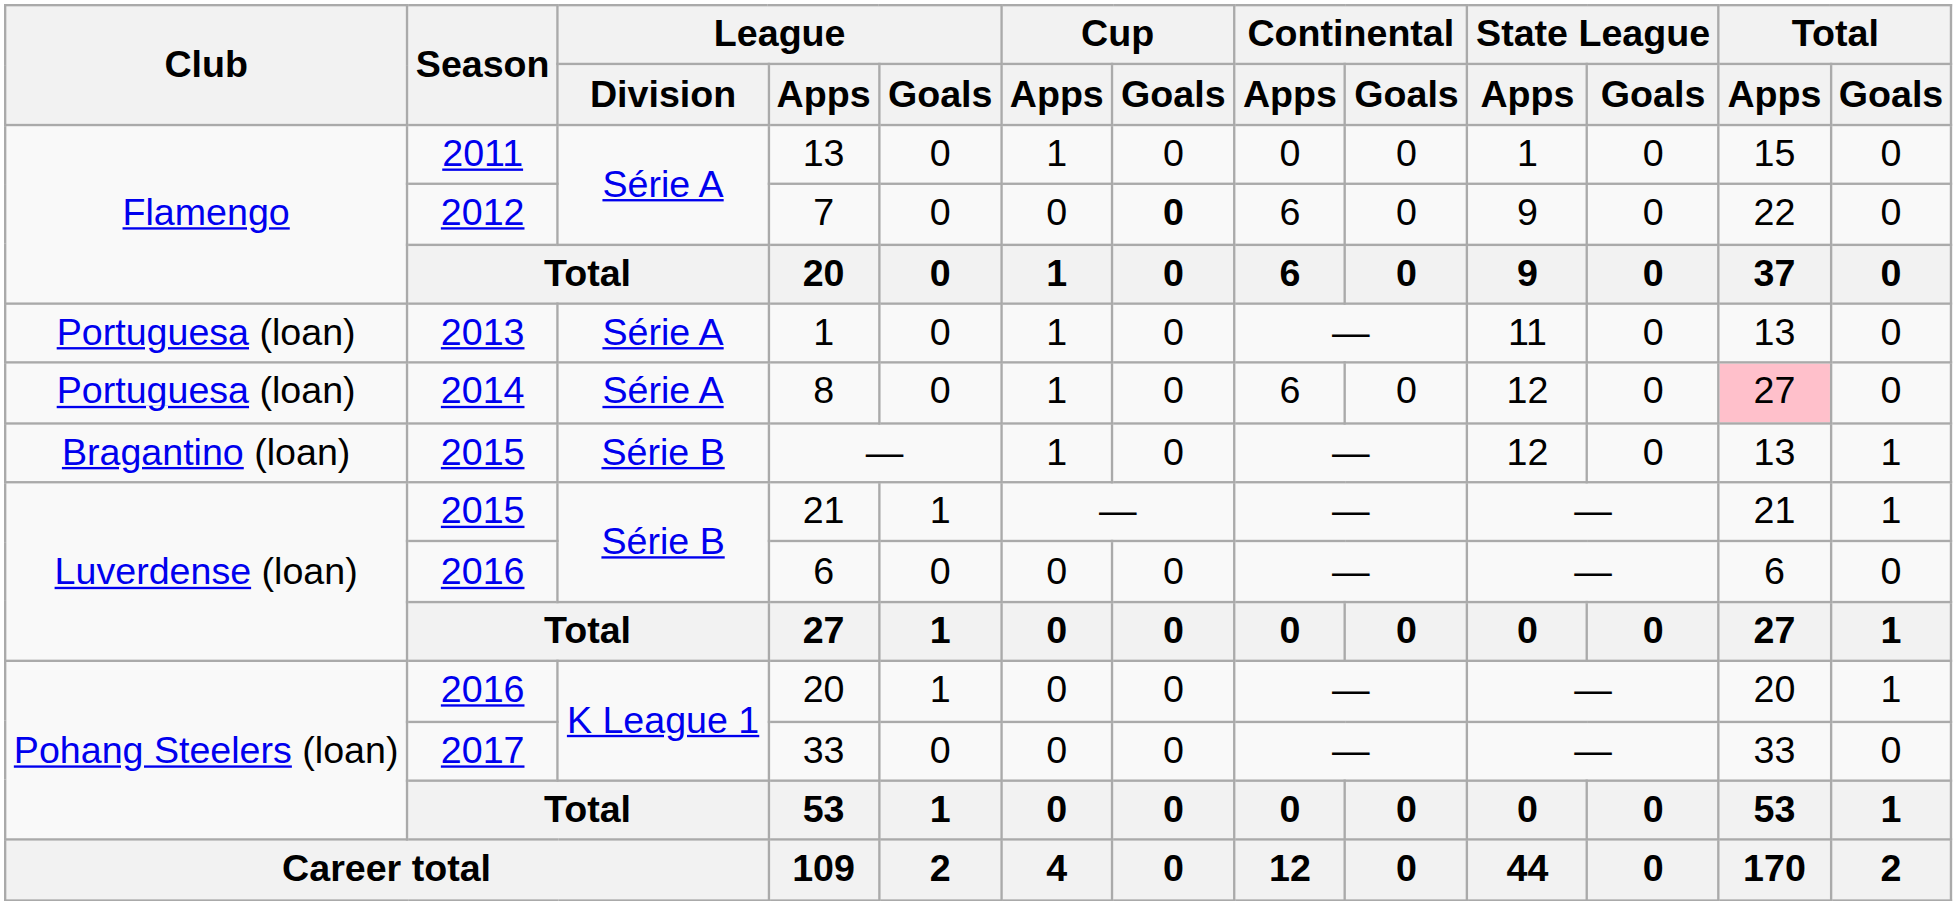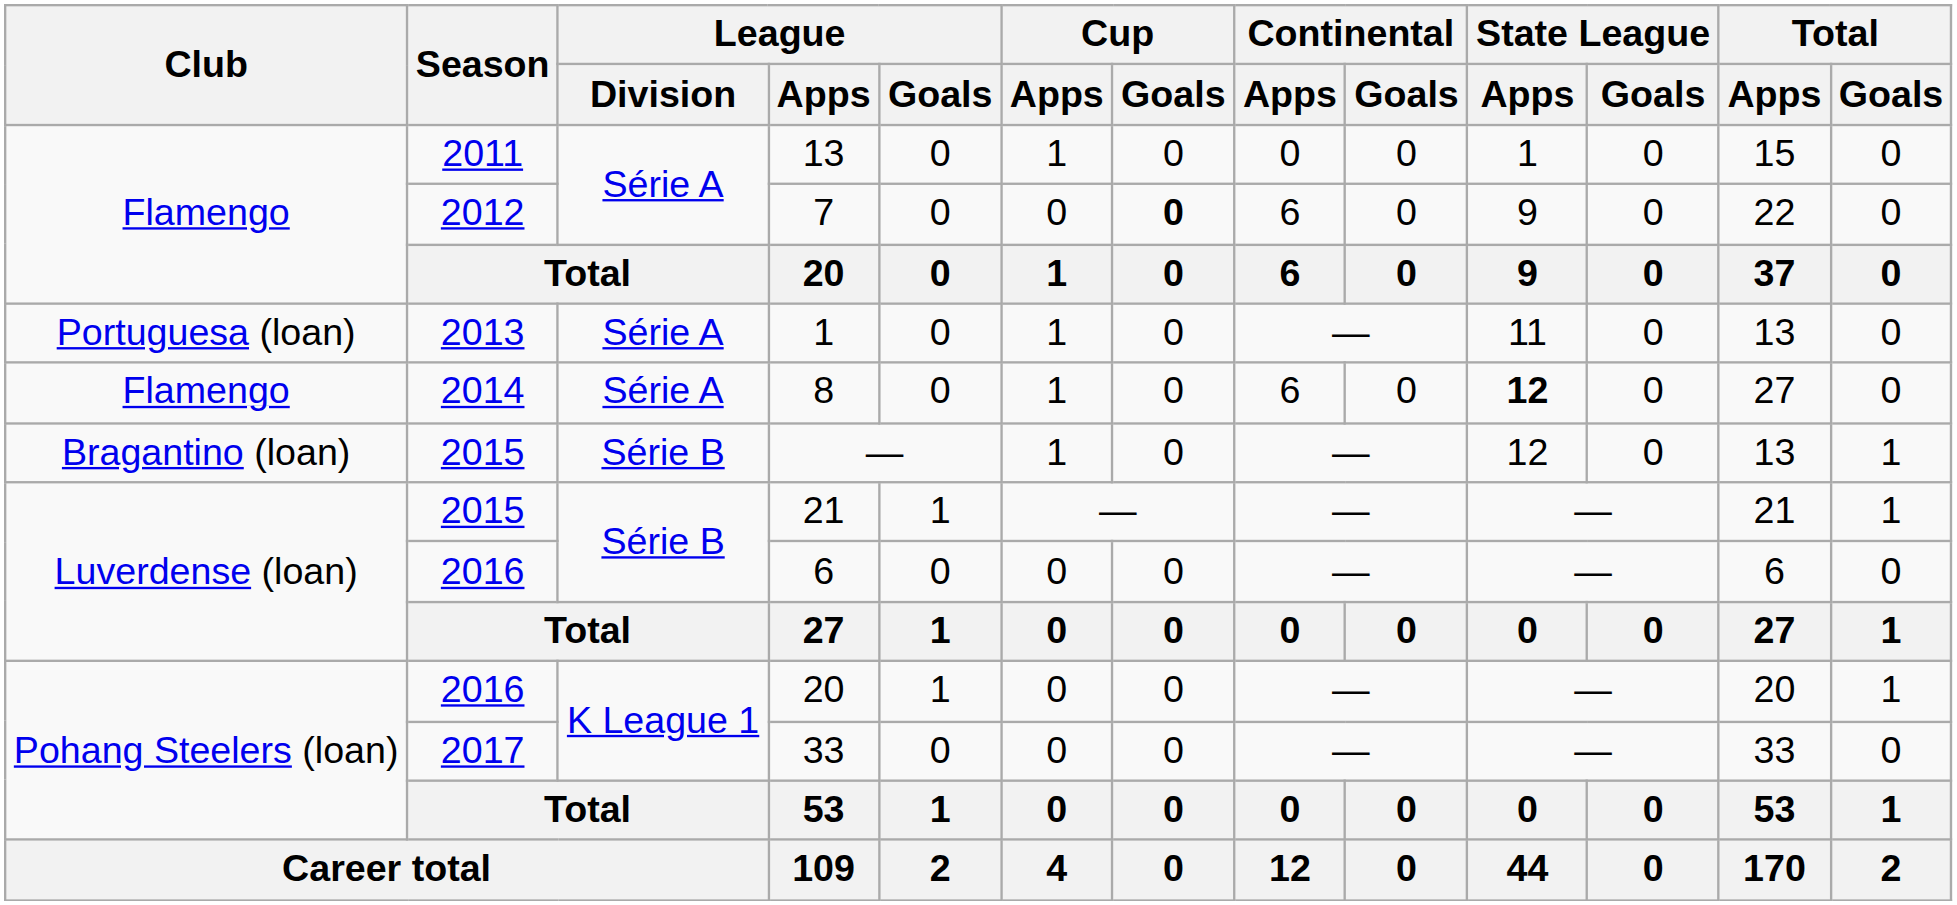(206, 392) Portuguesa (loan) -> (206, 392) Flamengo
(1527, 392) normal -> (1527, 392) bold
(1774, 392) pink background -> (1774, 392) no background
